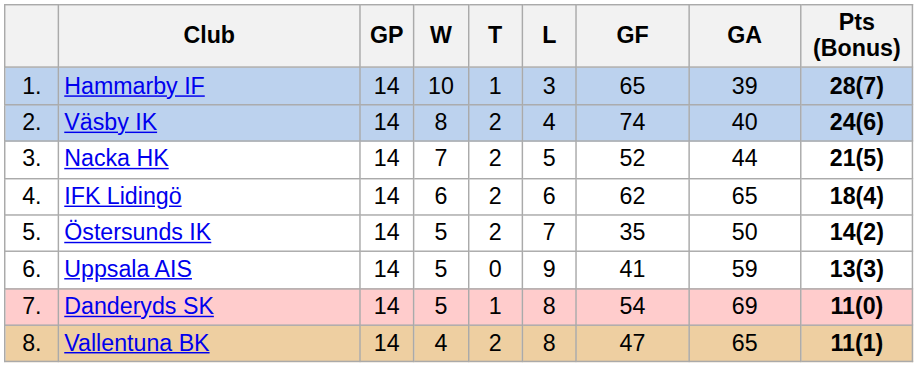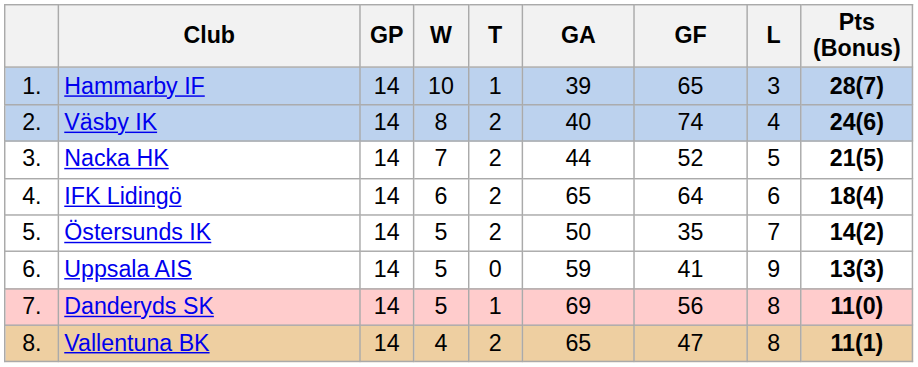columns swapped: (549, 35) <-> (745, 35)
(632, 196) 62 -> (690, 196) 64
(632, 306) 54 -> (690, 306) 56
